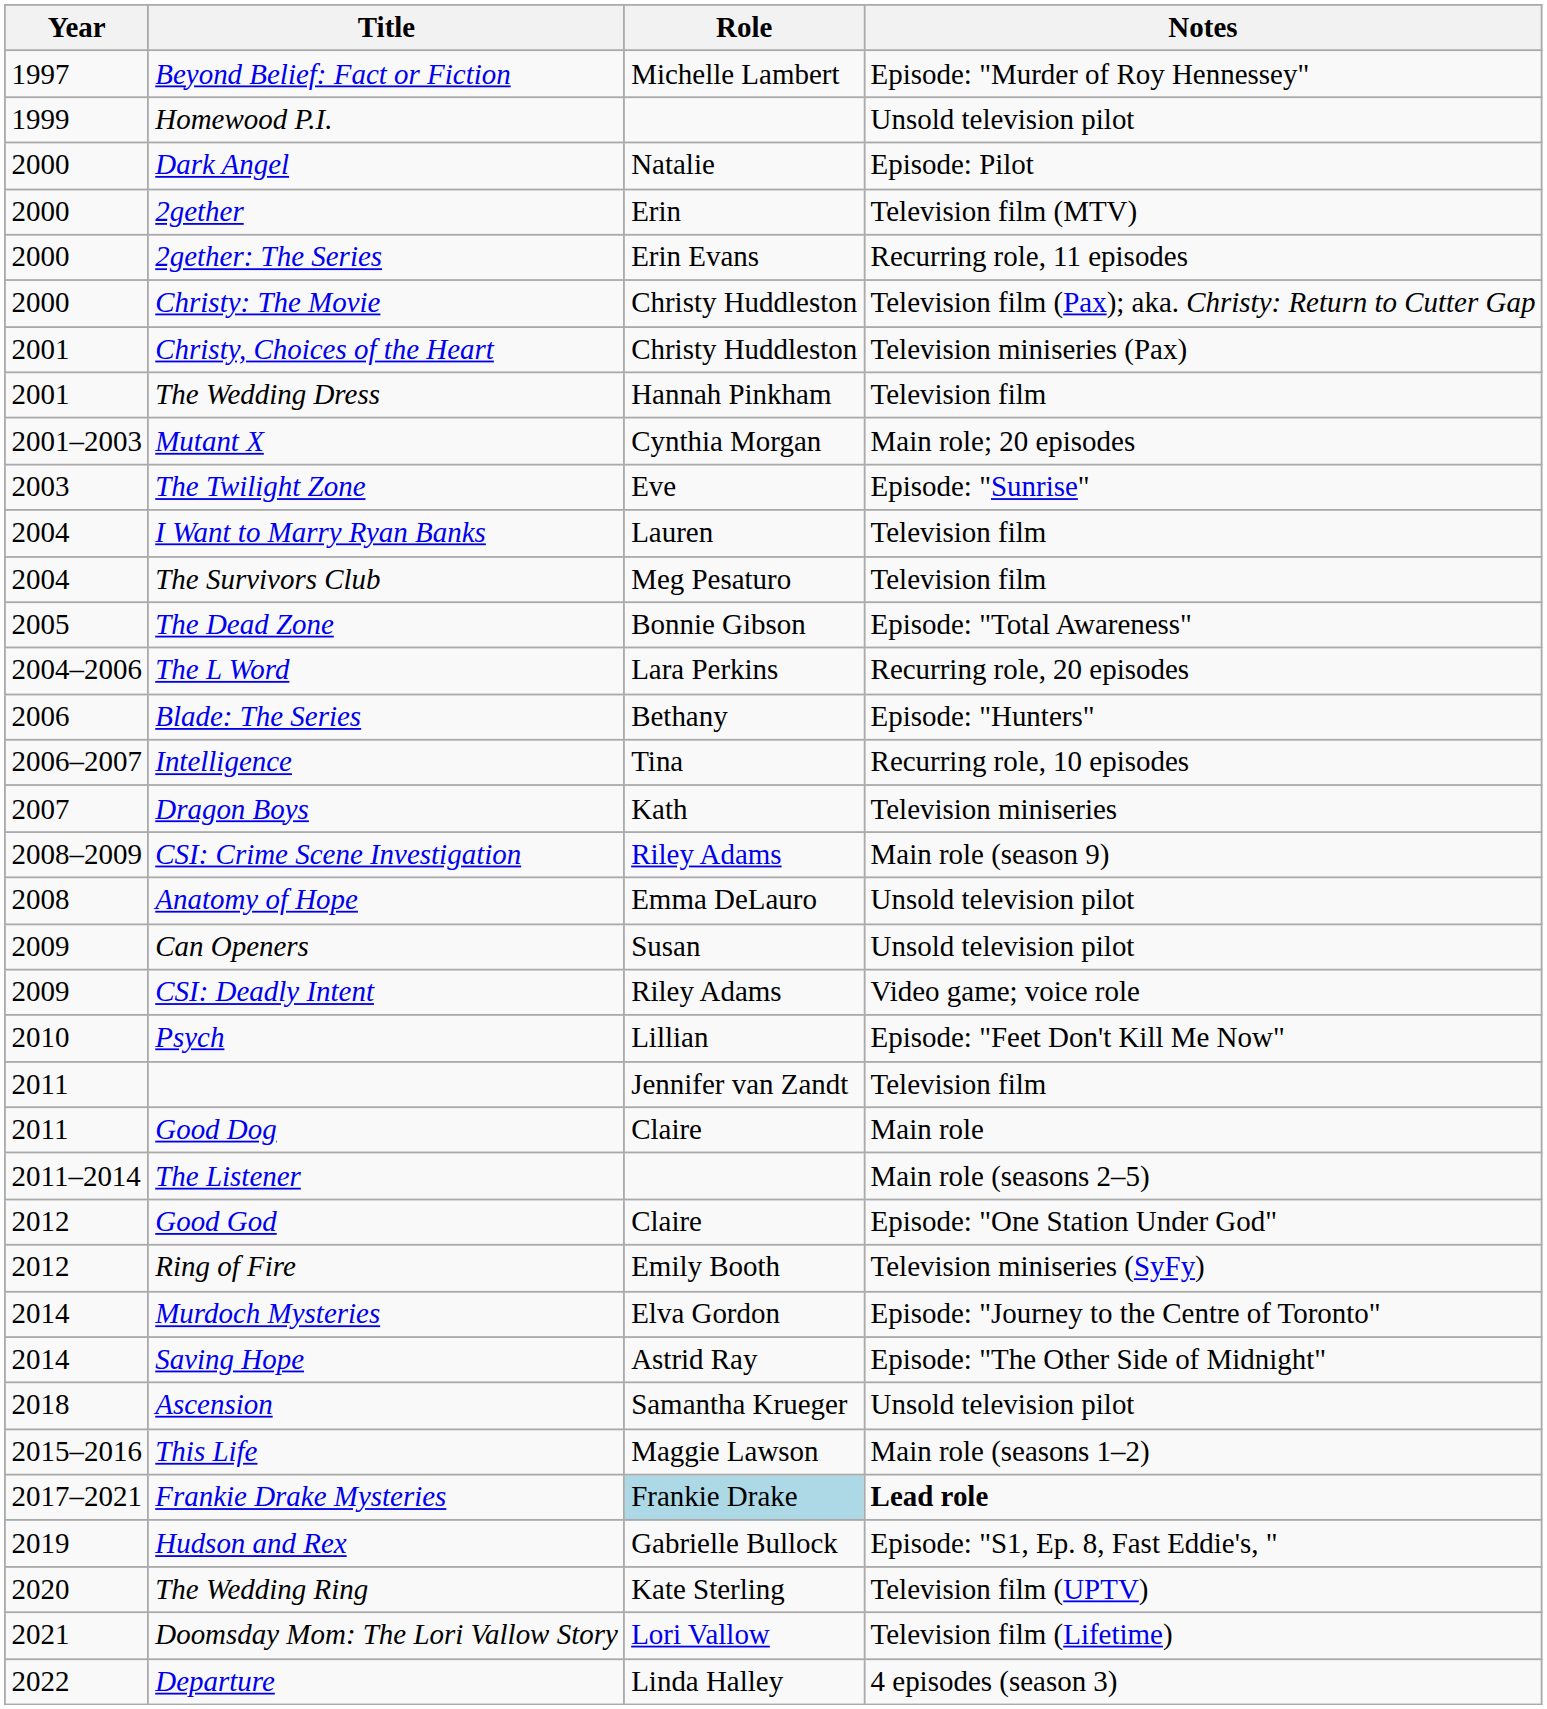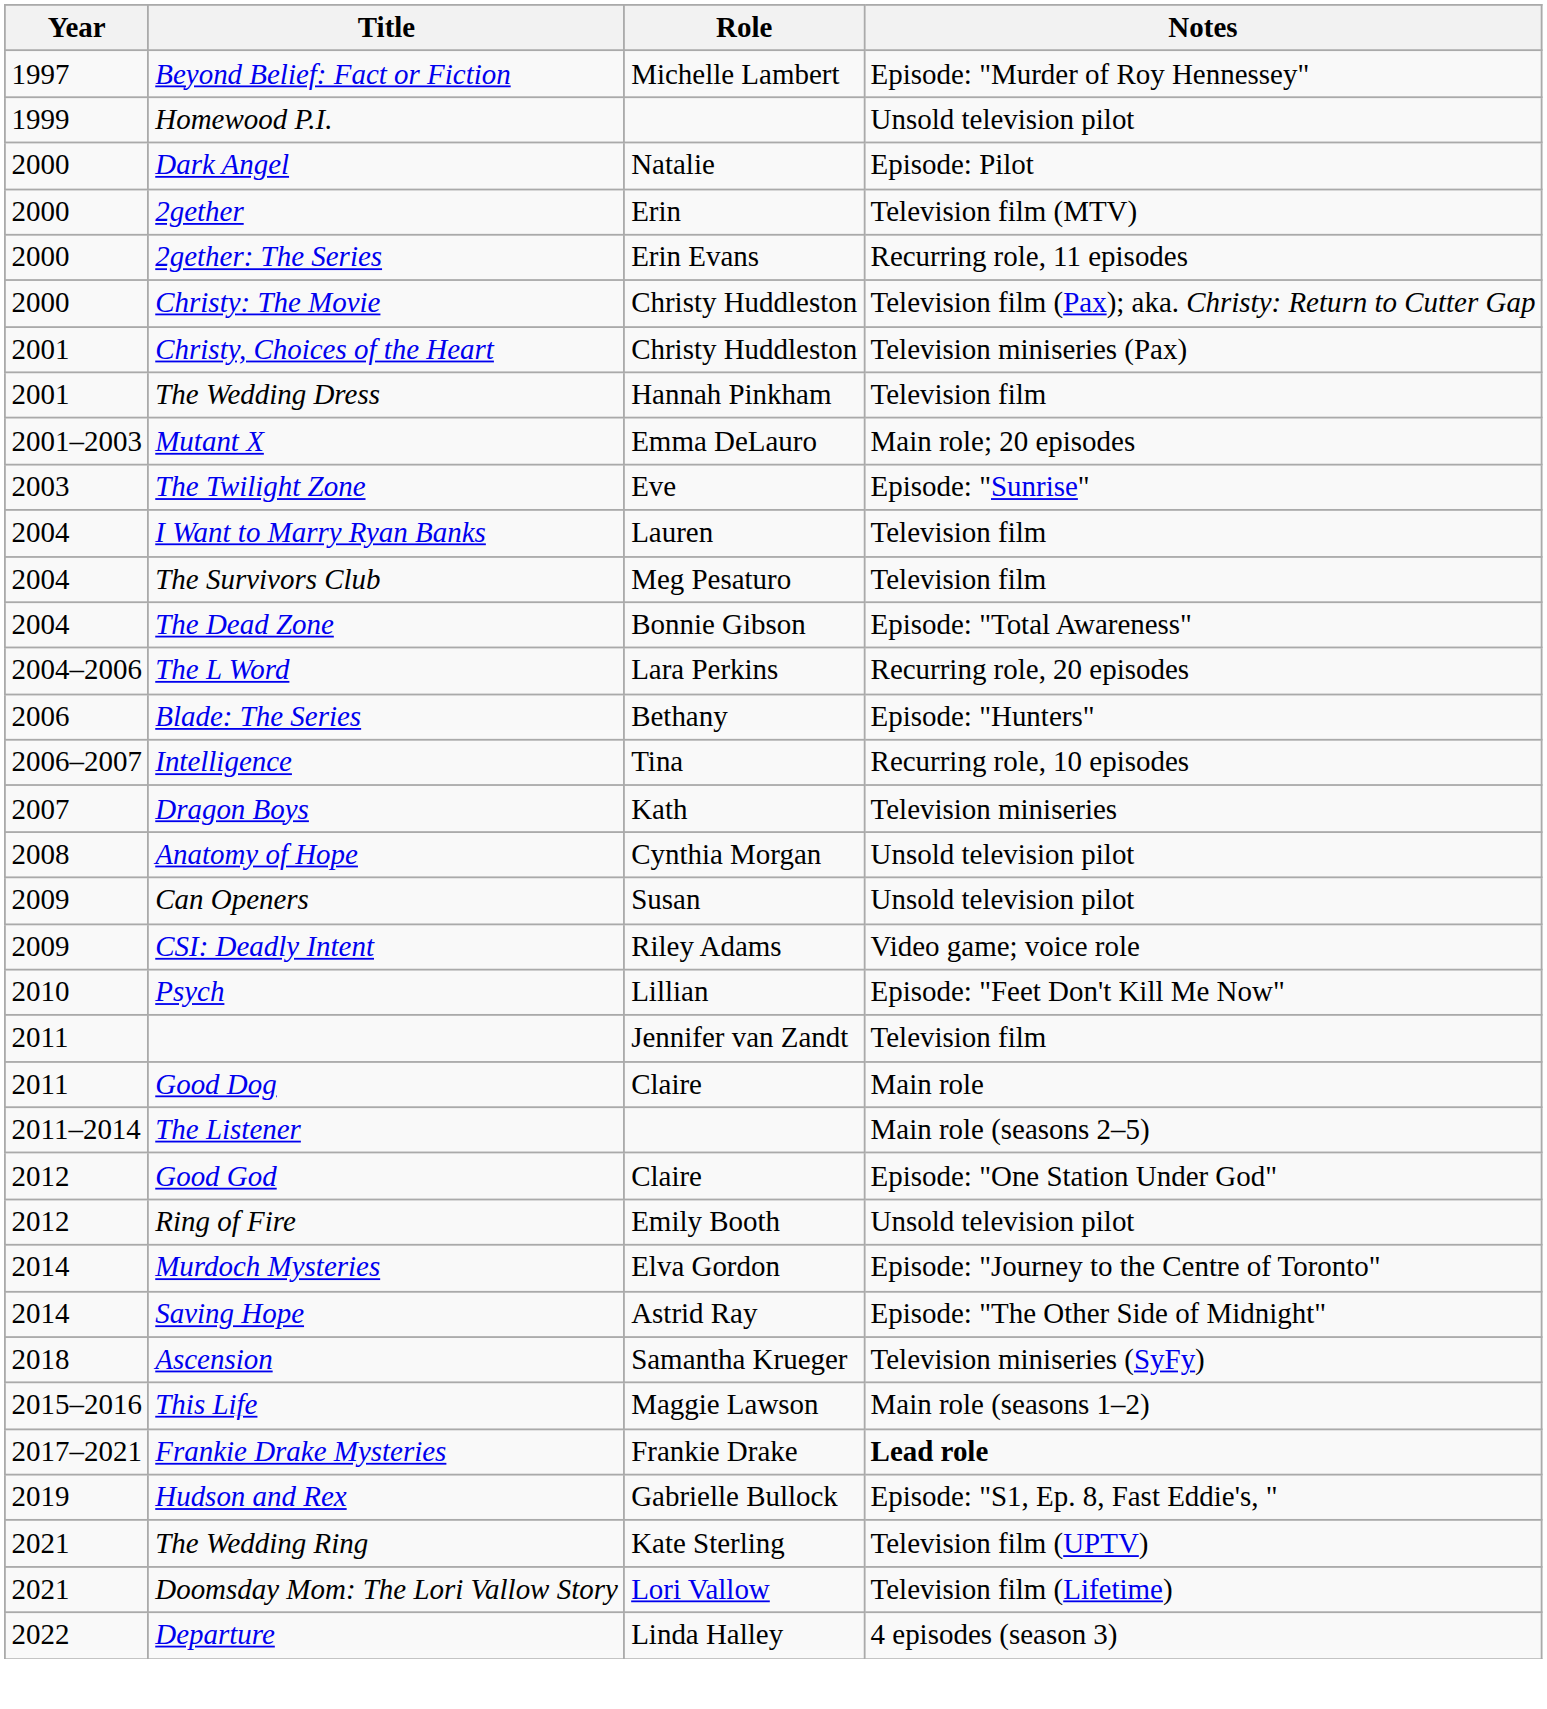(726, 440) Cynthia Morgan -> (724, 440) Emma DeLauro
(41, 624) 2005 -> (41, 624) 2004
- row: (338, 854)
(724, 900) Emma DeLauro -> (726, 854) Cynthia Morgan
(1038, 1267) Television miniseries (SyFy) -> (1002, 1221) Unsold television pilot
(1002, 1405) Unsold television pilot -> (1038, 1359) Television miniseries (SyFy)
(714, 1497) lightblue background -> (714, 1451) no background
(41, 1589) 2020 -> (41, 1543) 2021
